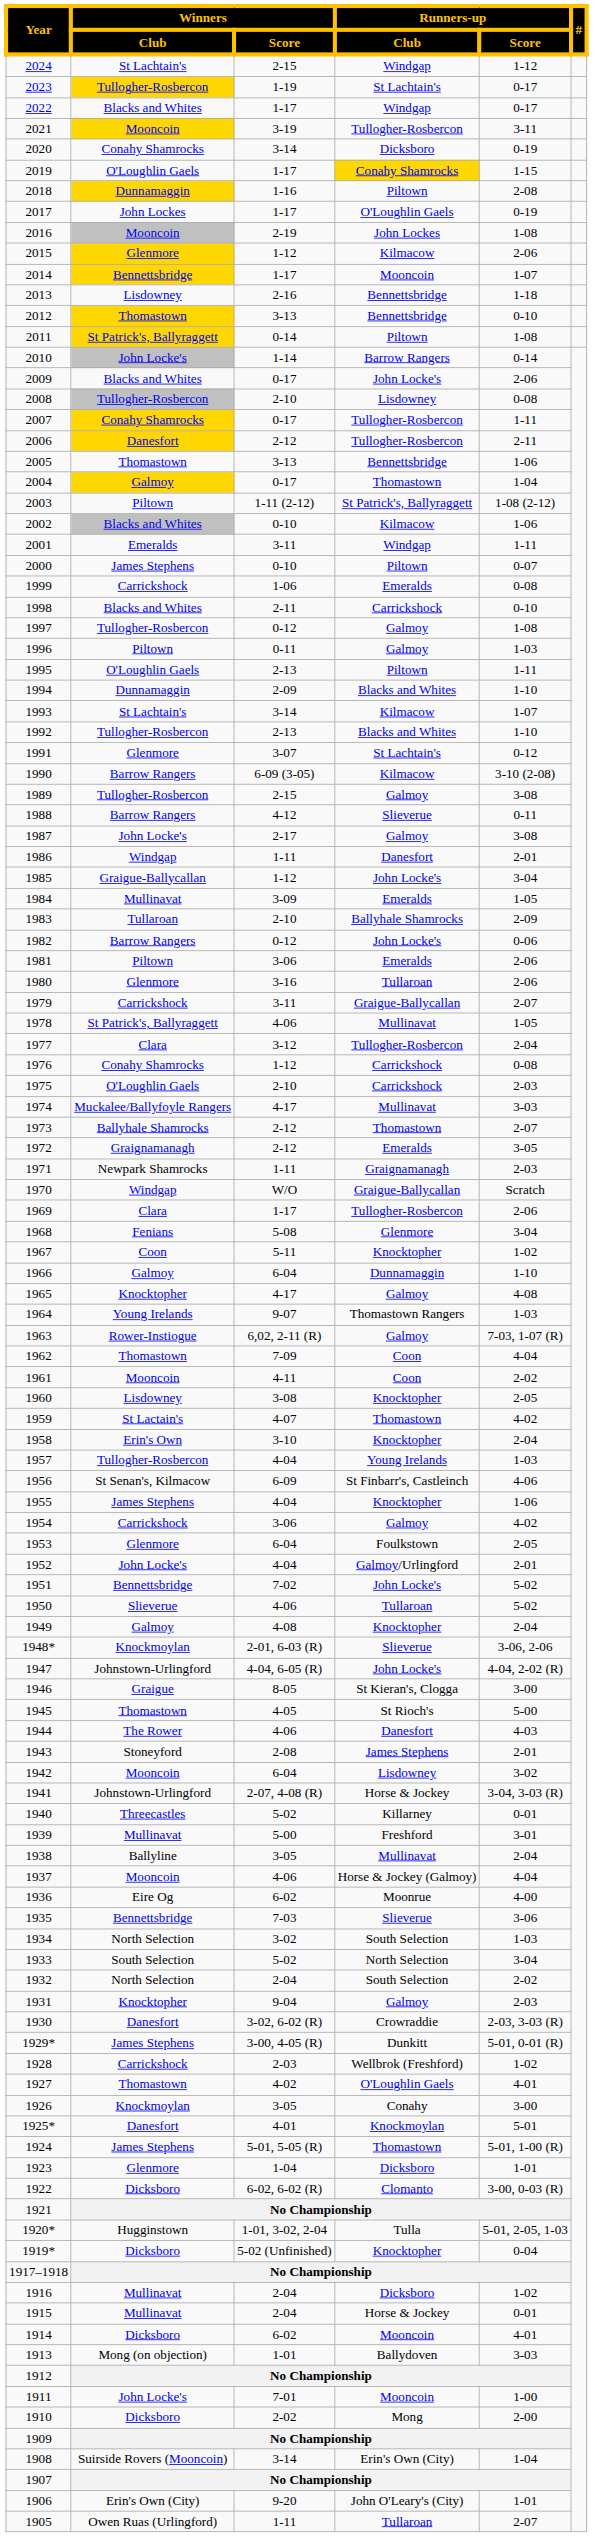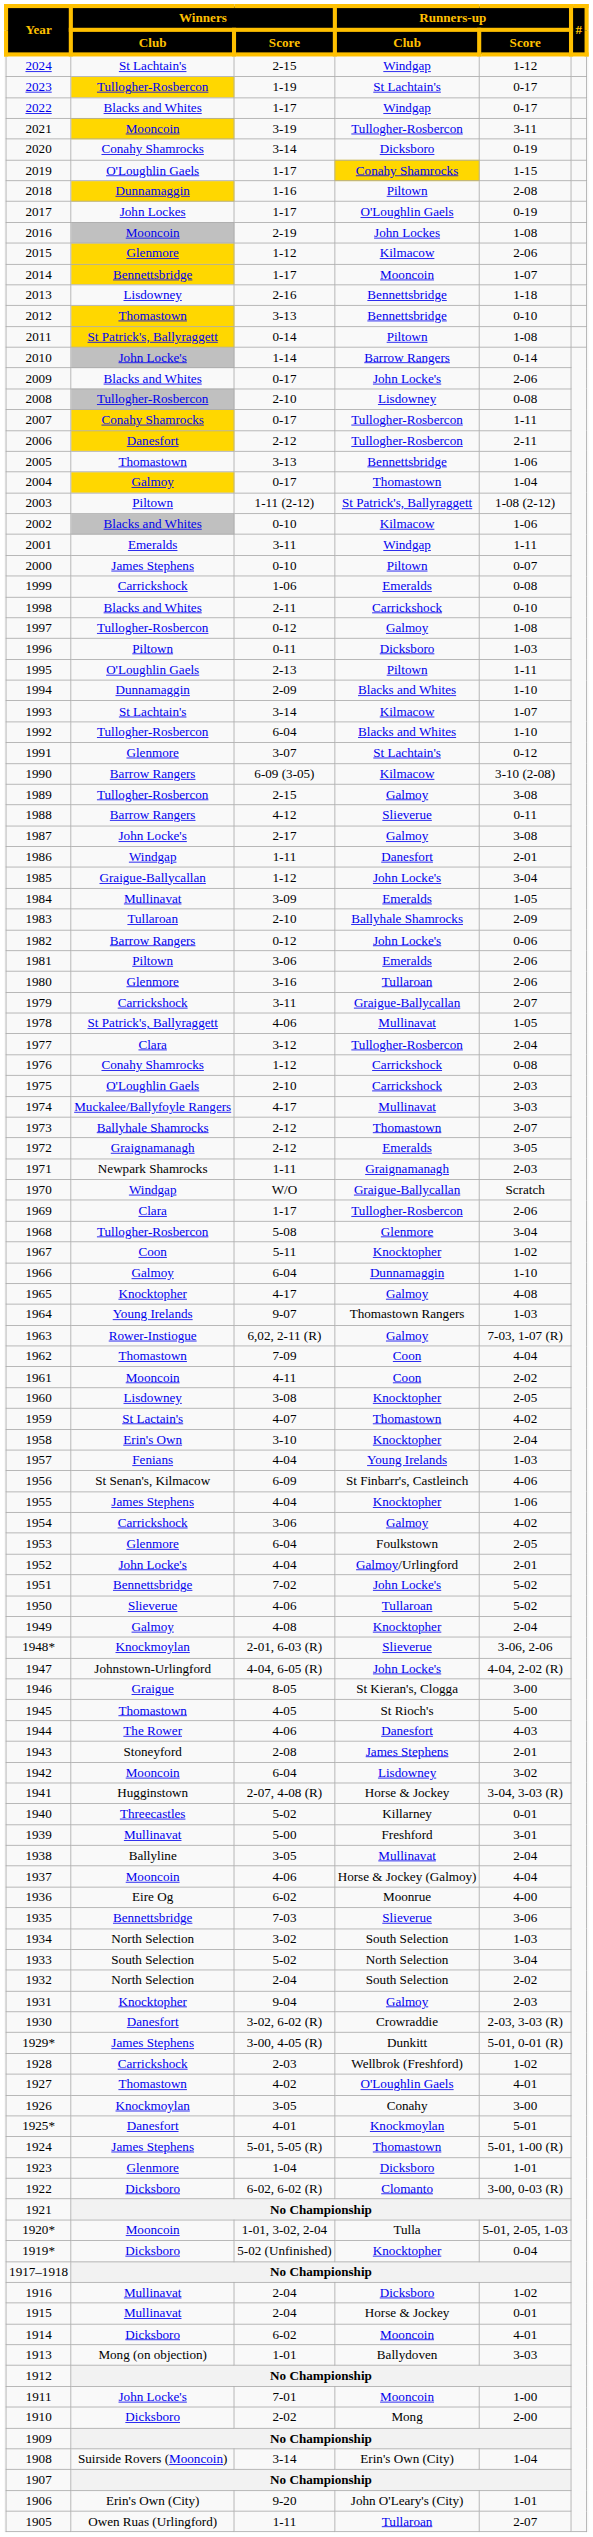(407, 648) Galmoy -> (407, 648) Dicksboro
(284, 732) 2-13 -> (284, 732) 6-04
(153, 1231) Fenians -> (153, 1231) Tullogher-Rosbercon
(153, 1460) Tullogher-Rosbercon -> (153, 1460) Fenians
(153, 1793) Johnstown-Urlingford -> (153, 1793) Hugginstown
(153, 2230) Hugginstown -> (153, 2230) Mooncoin
